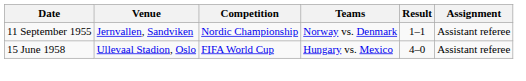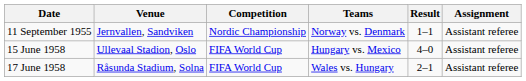+ row: (36, 68)
